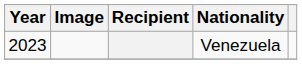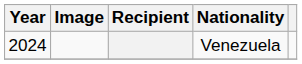(28, 45) 2023 -> (28, 45) 2024
